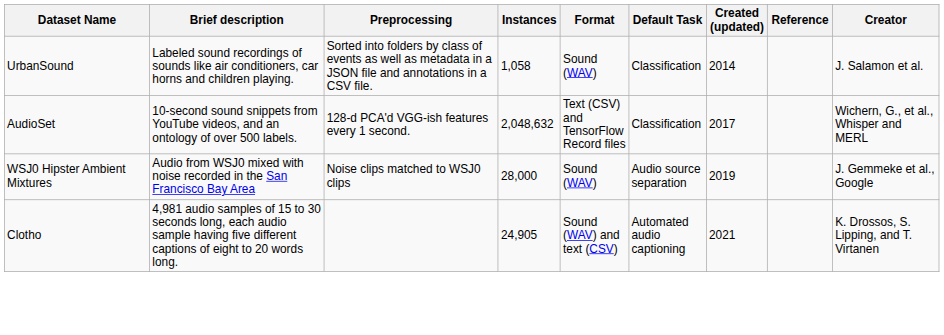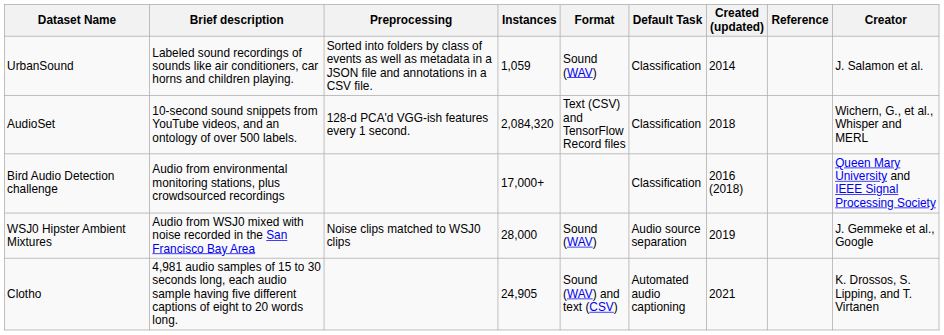(516, 65) 1,058 -> (516, 65) 1,059
(527, 124) 2,048,632 -> (527, 124) 2,084,320
(722, 124) 2017 -> (722, 124) 2018
+ row: (61, 183)
